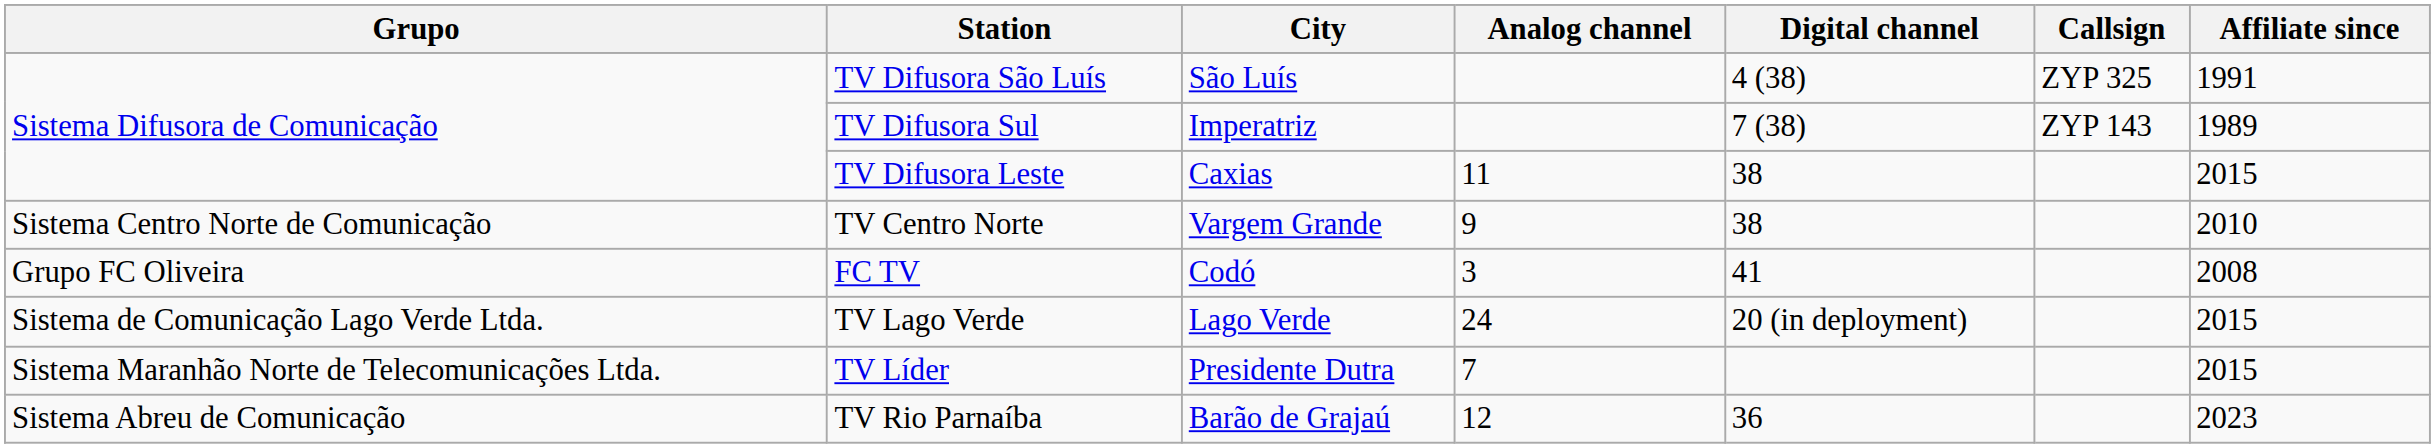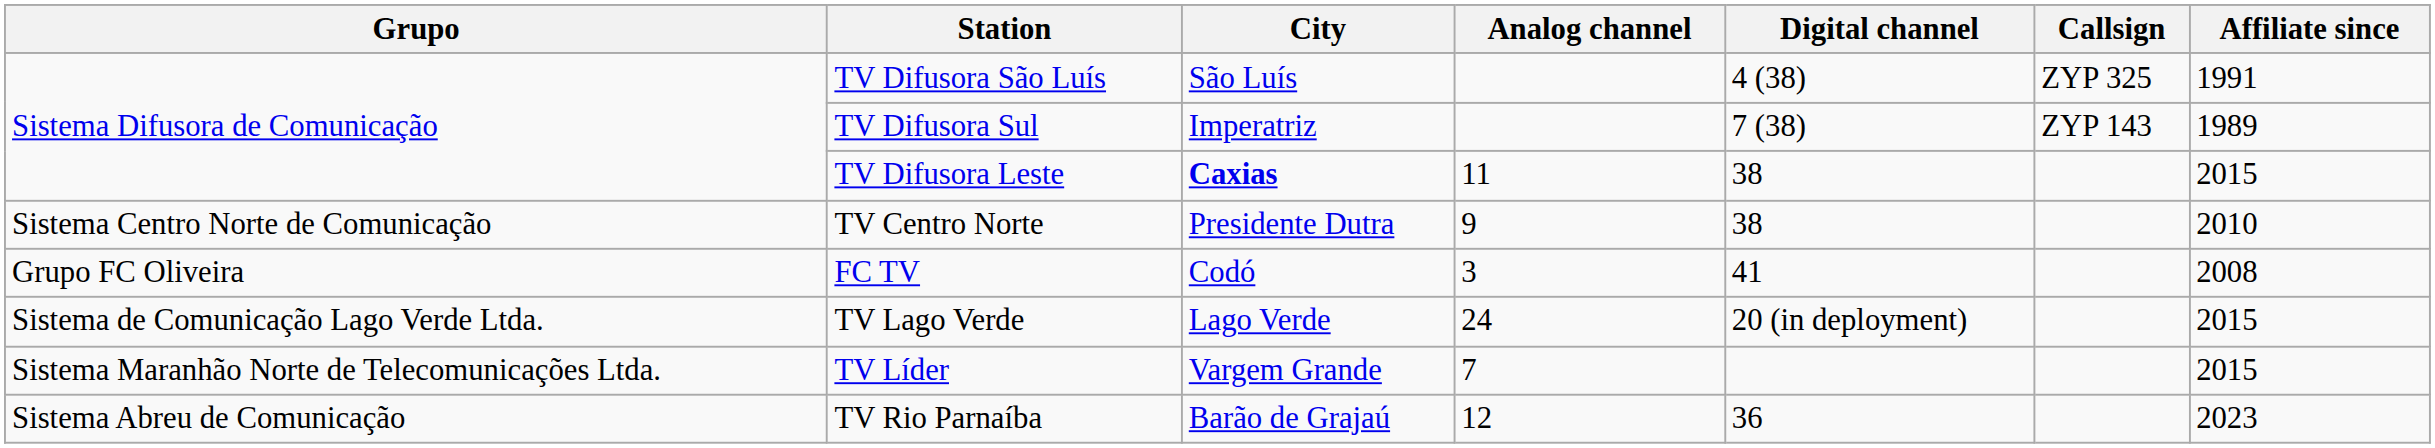(1231, 175) normal -> (1233, 175) bold
(1285, 223) Vargem Grande -> (1292, 223) Presidente Dutra
(1292, 369) Presidente Dutra -> (1285, 369) Vargem Grande
